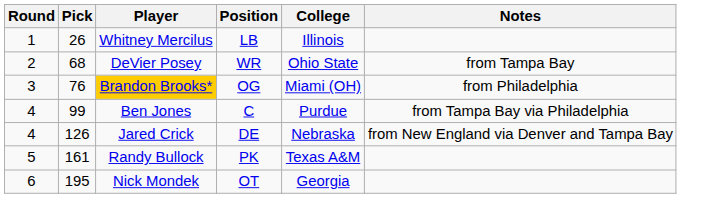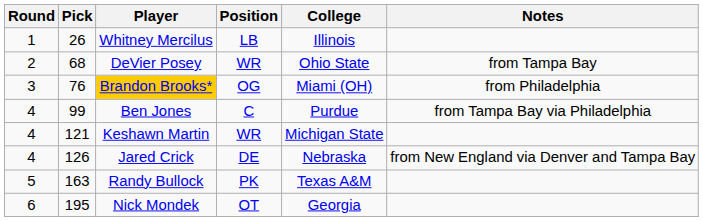+ row: (156, 134)
(77, 157) 161 -> (77, 181) 163
